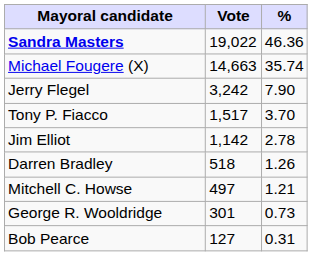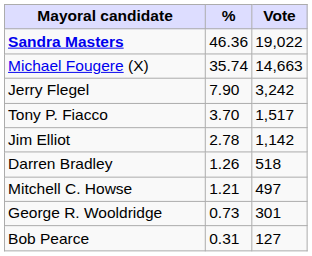columns swapped: (233, 16) <-> (284, 16)
